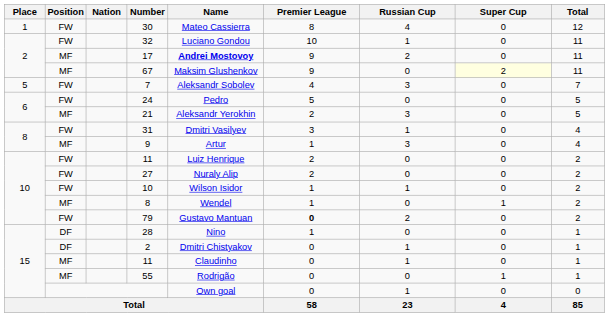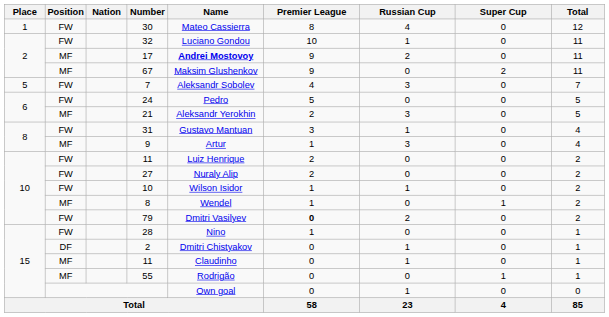(503, 71) lightyellow background -> (503, 71) no background
(216, 129) Dmitri Vasilyev -> (216, 129) Gustavo Mantuan
(216, 217) Gustavo Mantuan -> (216, 217) Dmitri Vasilyev
(66, 232) DF -> (66, 232) FW
